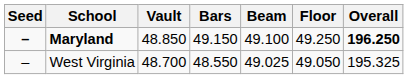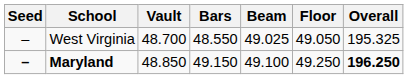rows swapped: (82, 39) <-> (92, 62)
